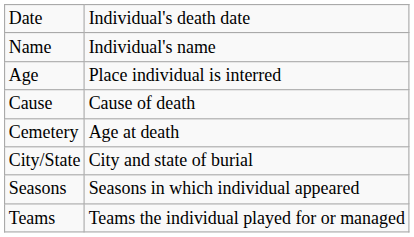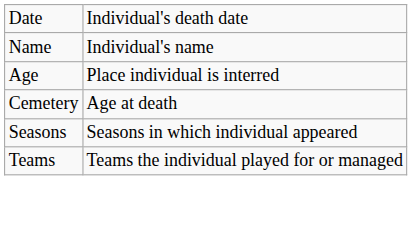- row: (31, 103)
- row: (45, 160)
